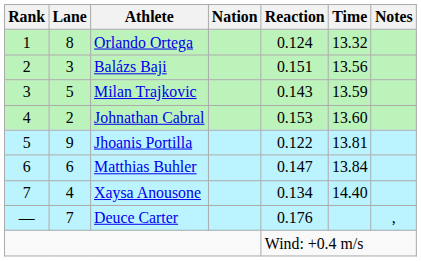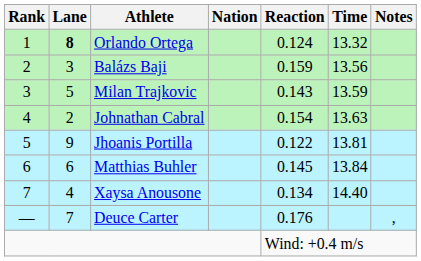(70, 42) normal -> (70, 42) bold
(295, 67) 0.151 -> (295, 67) 0.159
(295, 117) 0.153 -> (295, 117) 0.154
(350, 117) 13.60 -> (350, 117) 13.63
(295, 167) 0.147 -> (295, 167) 0.145
